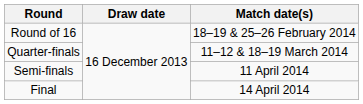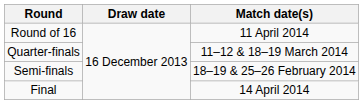(274, 33) 18–19 & 25–26 February 2014 -> (274, 33) 11 April 2014
(274, 71) 11 April 2014 -> (274, 71) 18–19 & 25–26 February 2014
